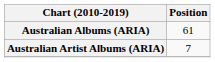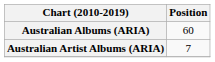(188, 30) 61 -> (188, 30) 60
